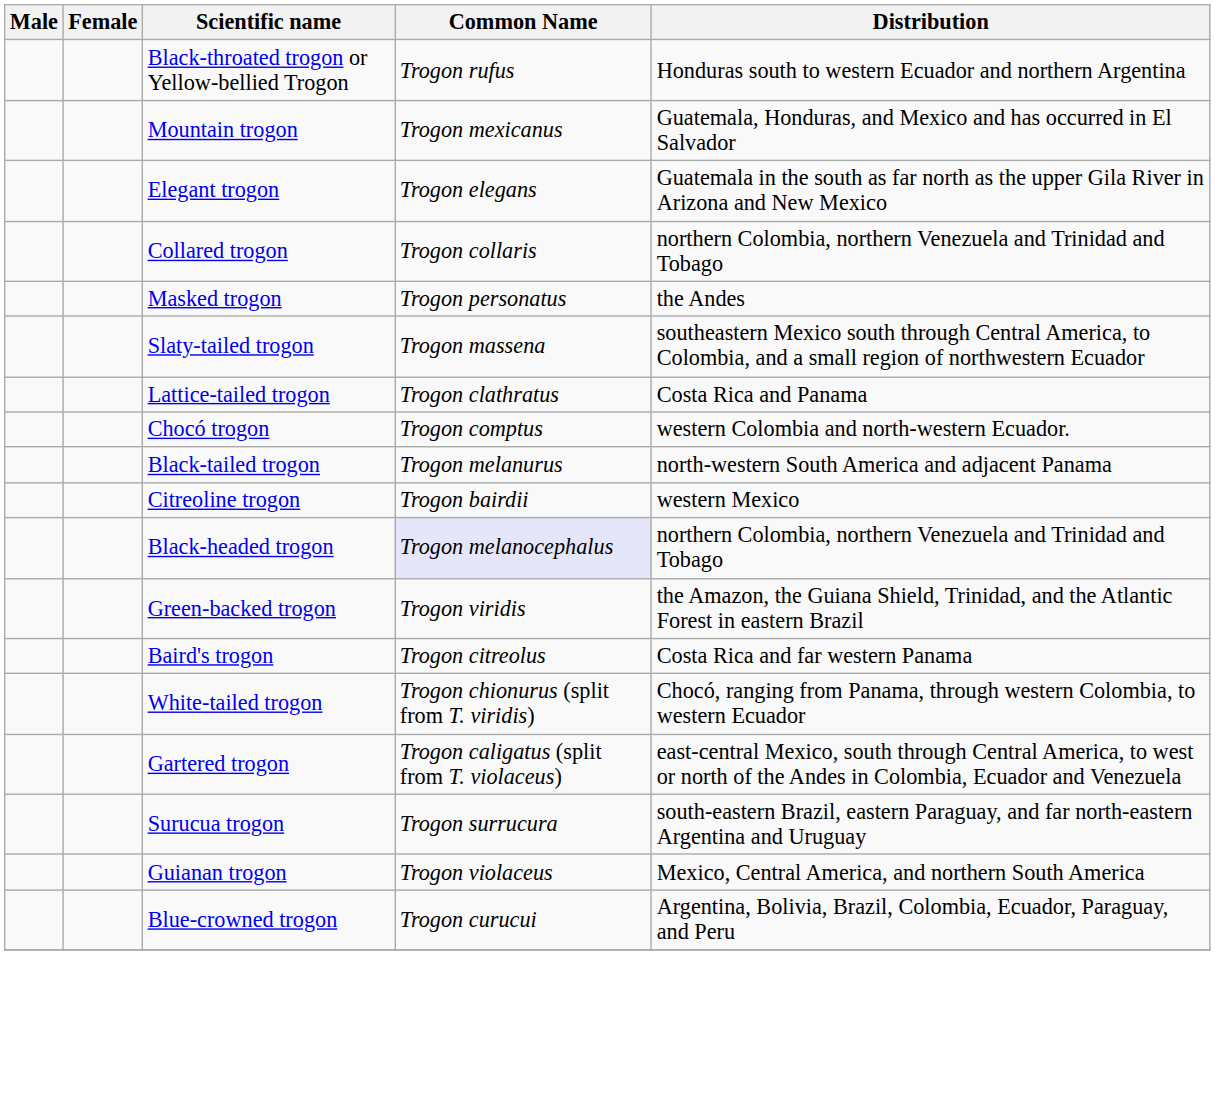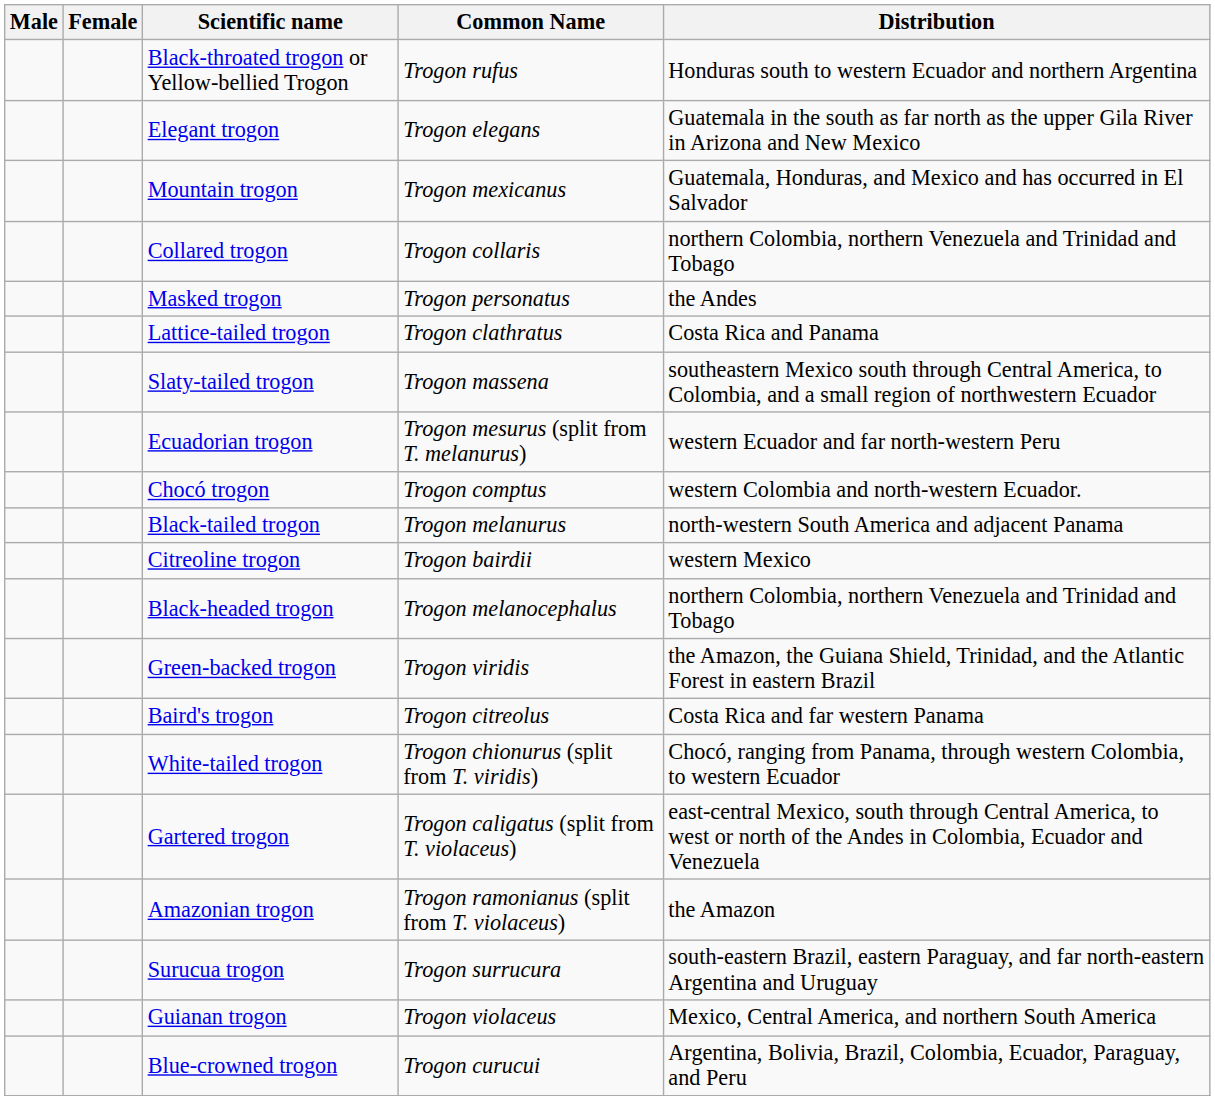rows swapped: (213, 190) <-> (223, 130)
rows swapped: (239, 394) <-> (231, 346)
+ row: (230, 441)
(507, 547) lavender background -> (510, 608) no background
+ row: (231, 909)
